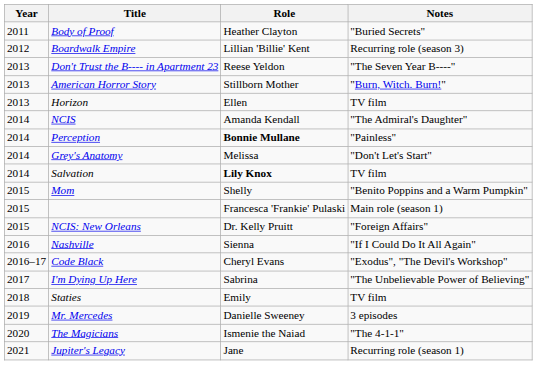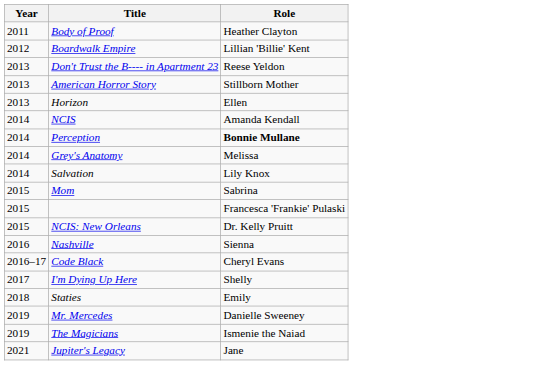- column: (440, 13)
(248, 173) bold -> (247, 173) normal
(238, 191) Shelly -> (241, 191) Sabrina
(241, 279) Sabrina -> (238, 279) Shelly
(18, 333) 2020 -> (18, 333) 2019
